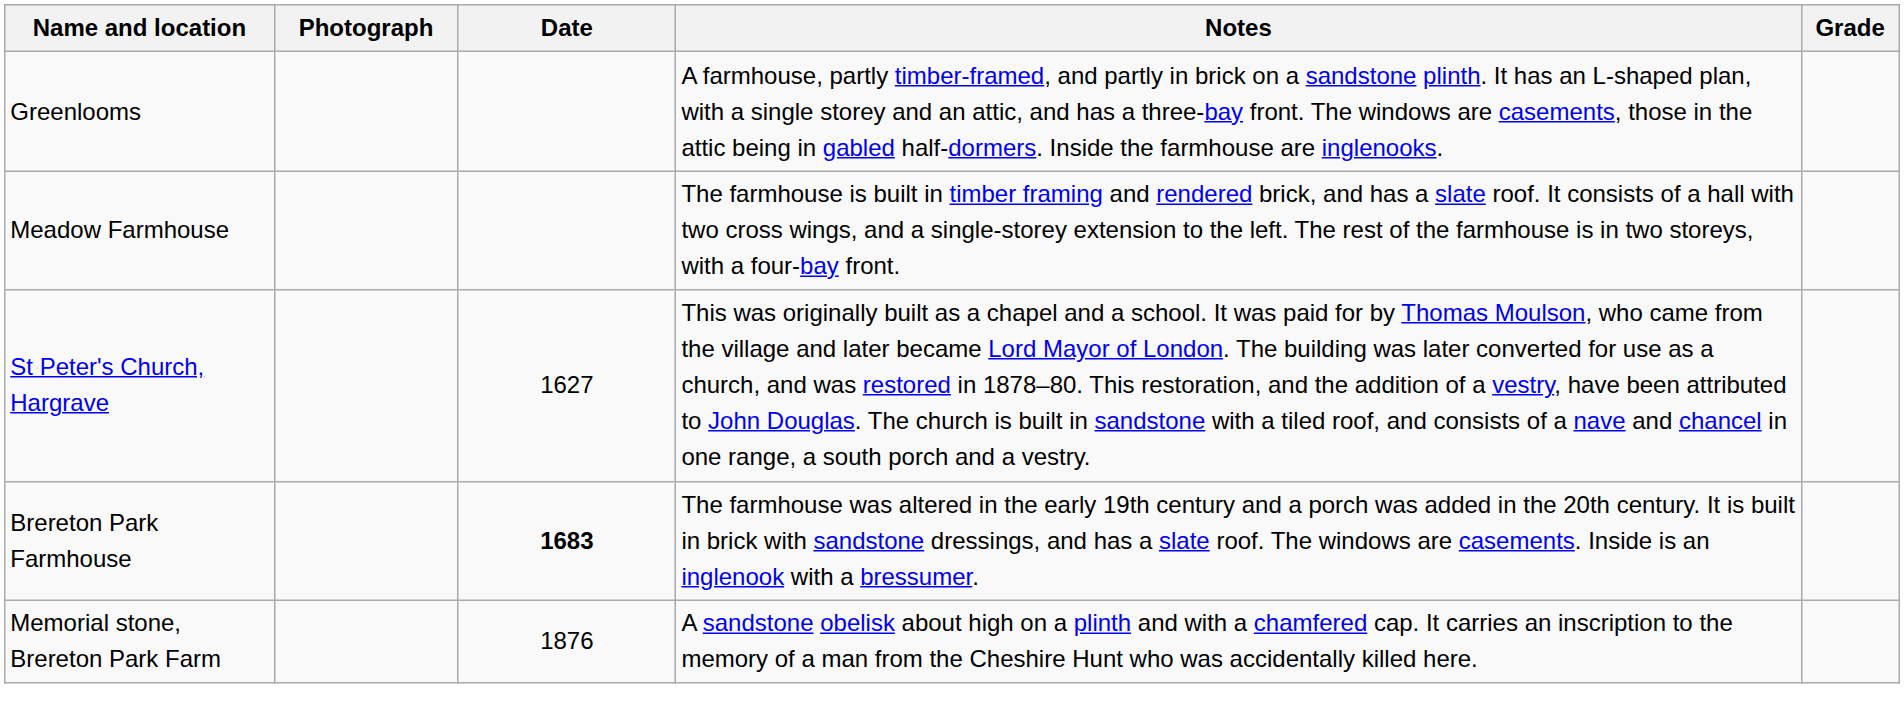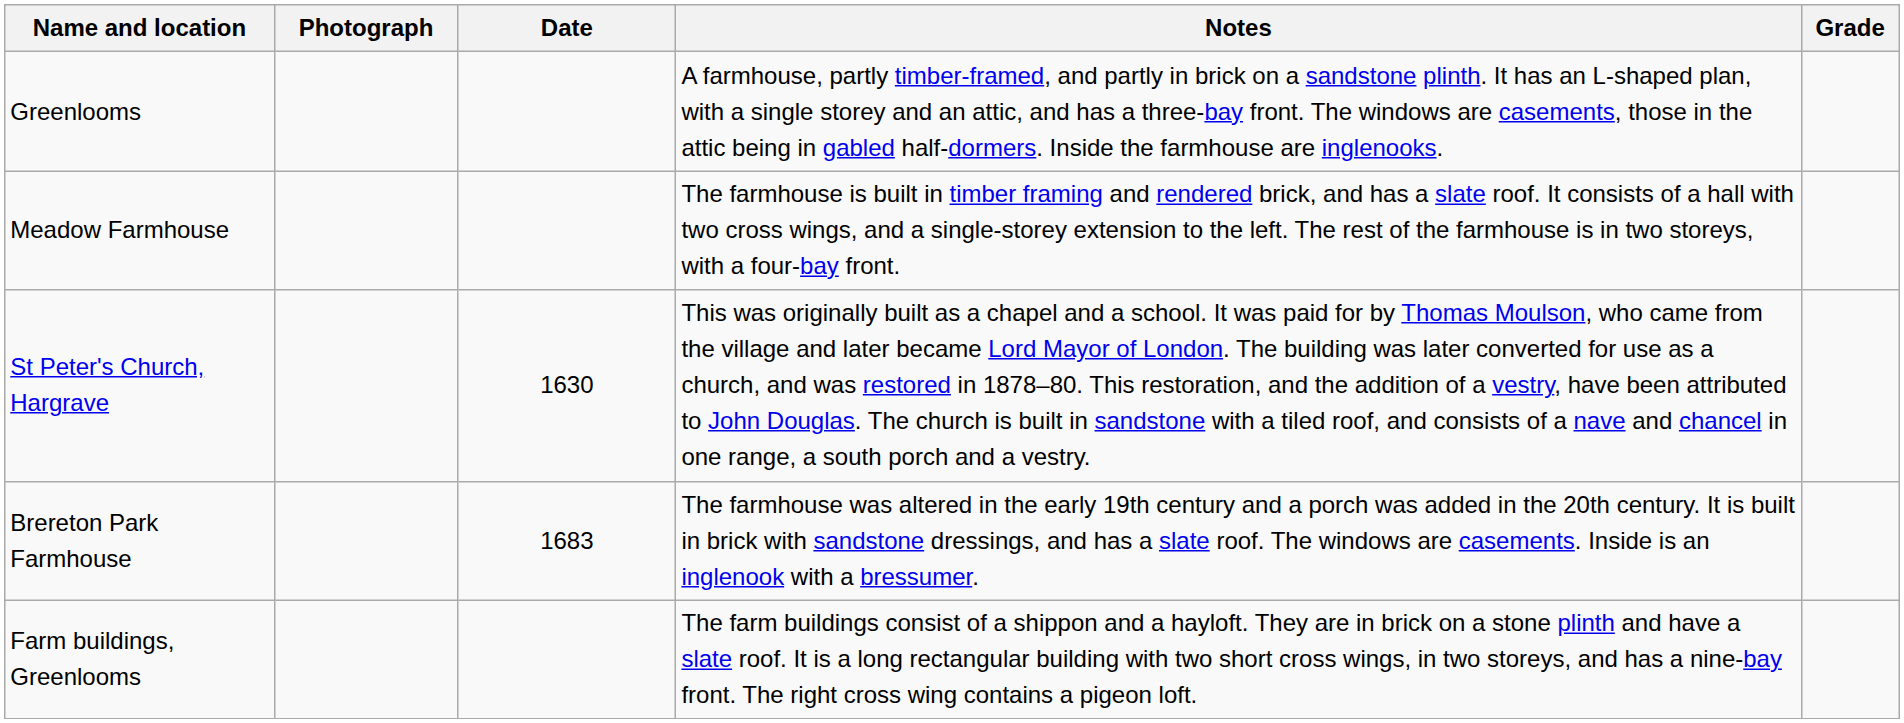(567, 385) 1627 -> (567, 385) 1630
(567, 540) bold -> (567, 540) normal
+ row: (92, 659)
- row: (116, 641)
